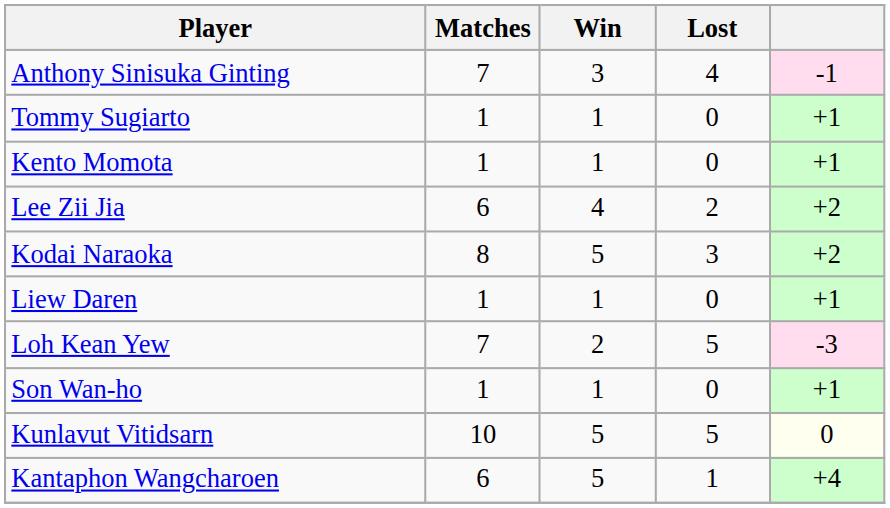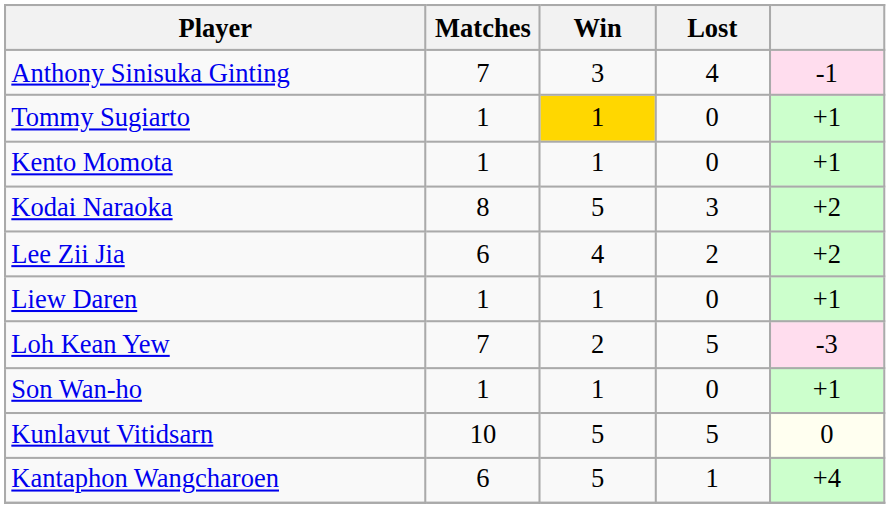(598, 117) no background -> (598, 117) gold background
rows swapped: (92, 253) <-> (68, 208)
